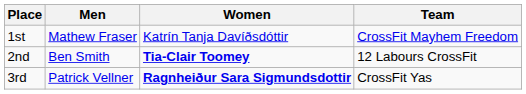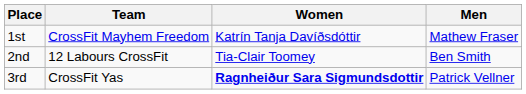columns swapped: (93, 15) <-> (438, 15)
(196, 57) bold -> (265, 57) normal
